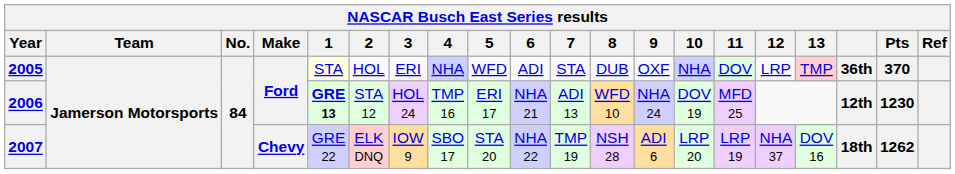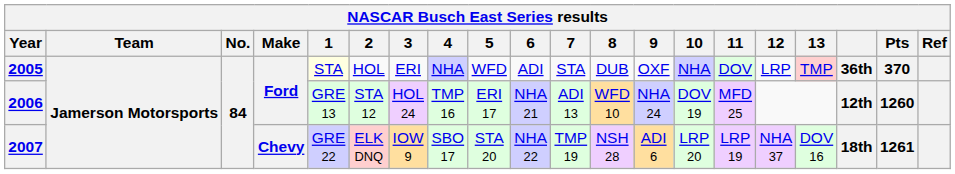(329, 103) bold -> (329, 102) normal
(897, 103) 1230 -> (897, 103) 1260
(897, 147) 1262 -> (897, 147) 1261
